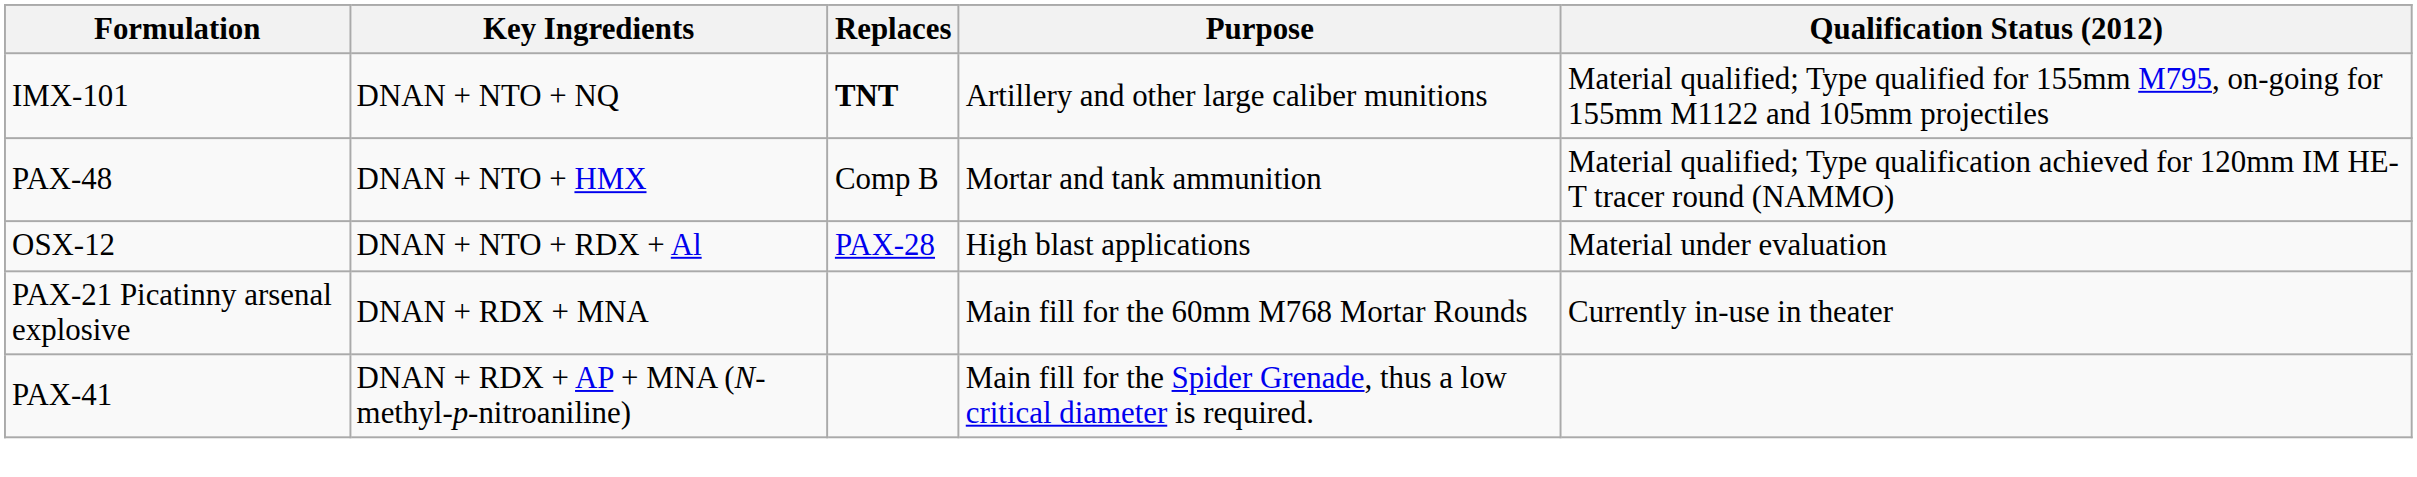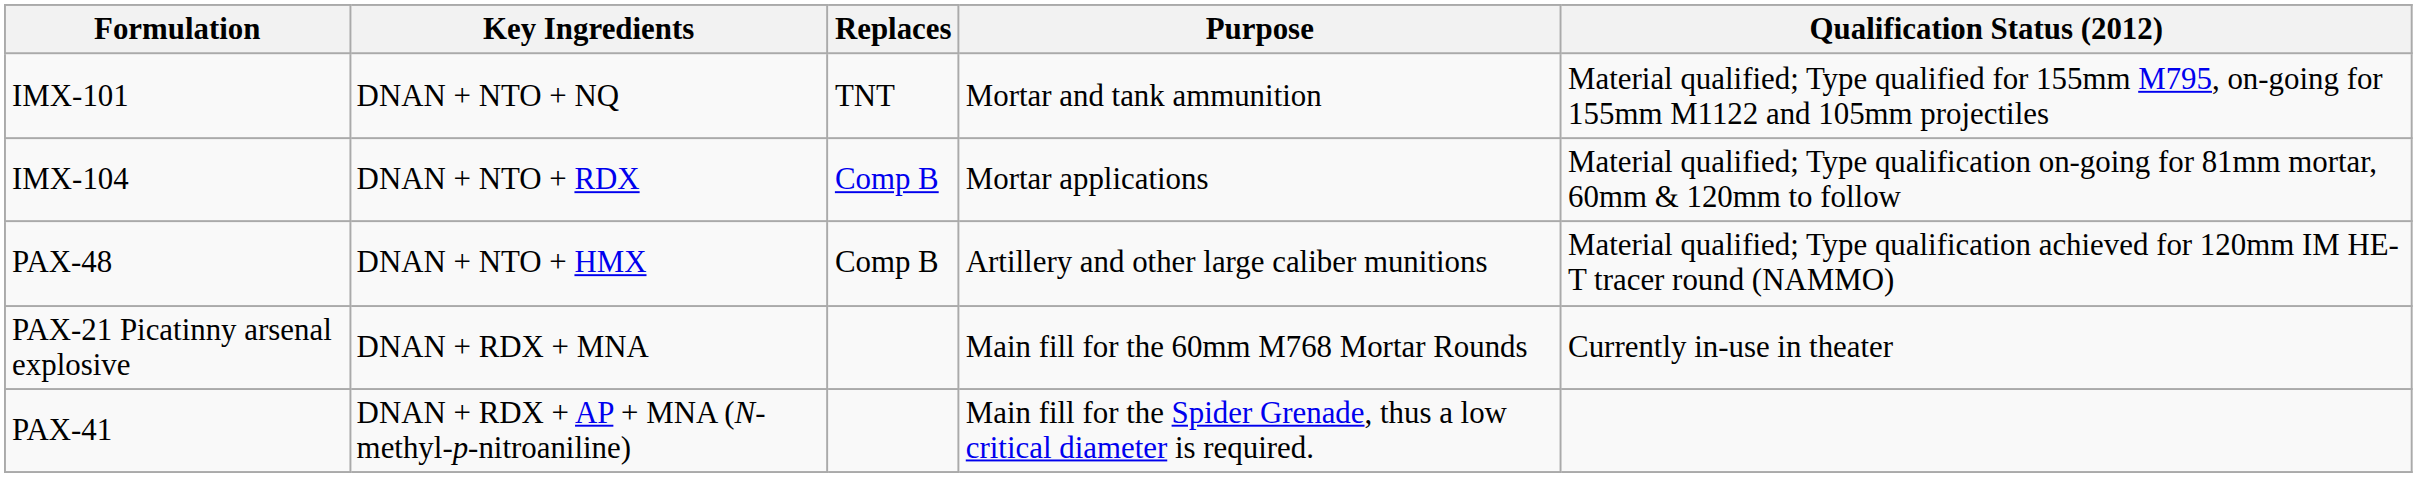(867, 95) bold -> (865, 95) normal
(1227, 95) Artillery and other large caliber munitions -> (1144, 95) Mortar and tank ammunition
+ row: (70, 179)
(1144, 179) Mortar and tank ammunition -> (1227, 262) Artillery and other large caliber munitions
- row: (64, 245)
